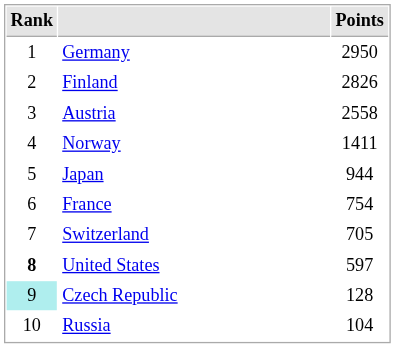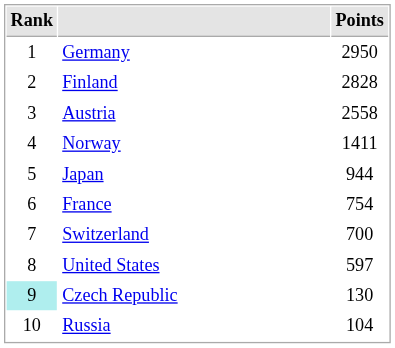(360, 83) 2826 -> (360, 83) 2828
(360, 234) 705 -> (360, 234) 700
(32, 265) bold -> (32, 265) normal
(360, 295) 128 -> (360, 295) 130
